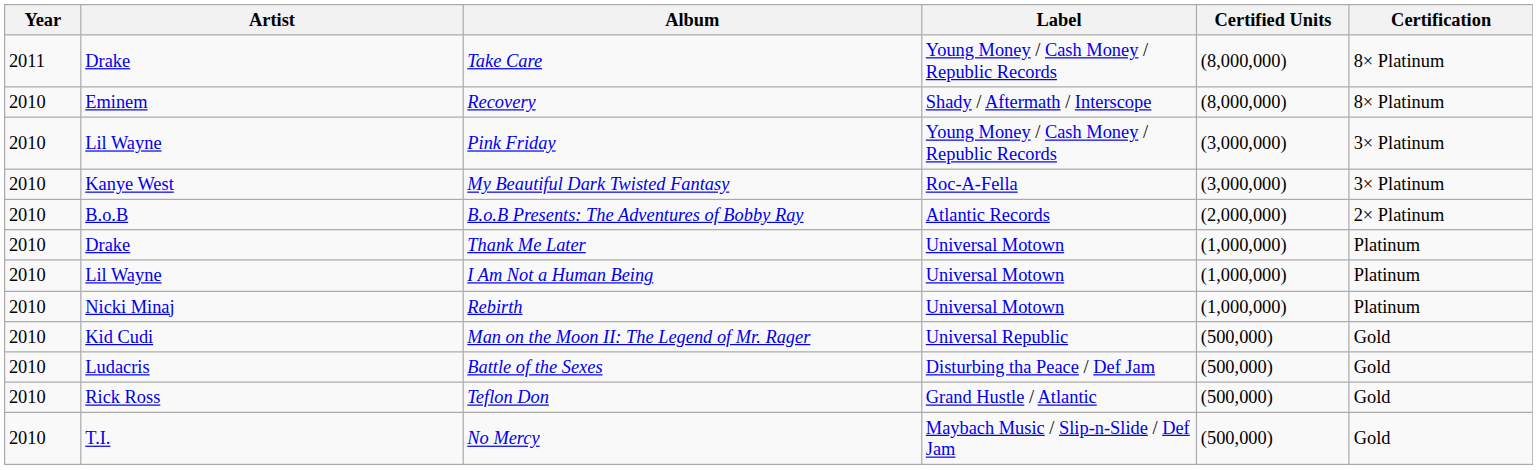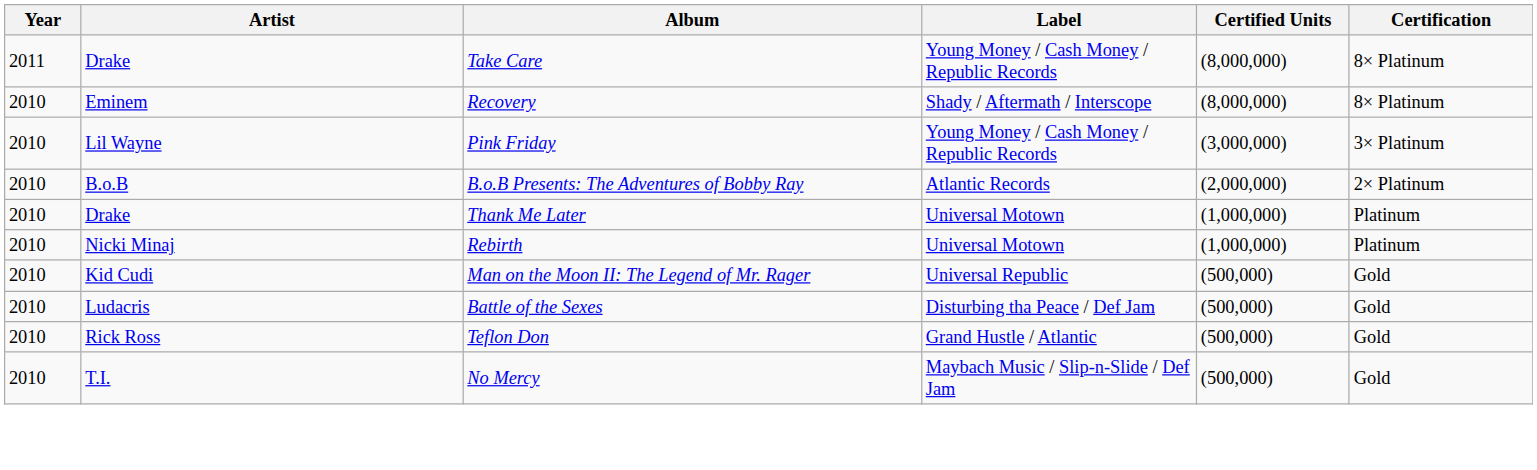- row: (598, 184)
- row: (560, 275)
